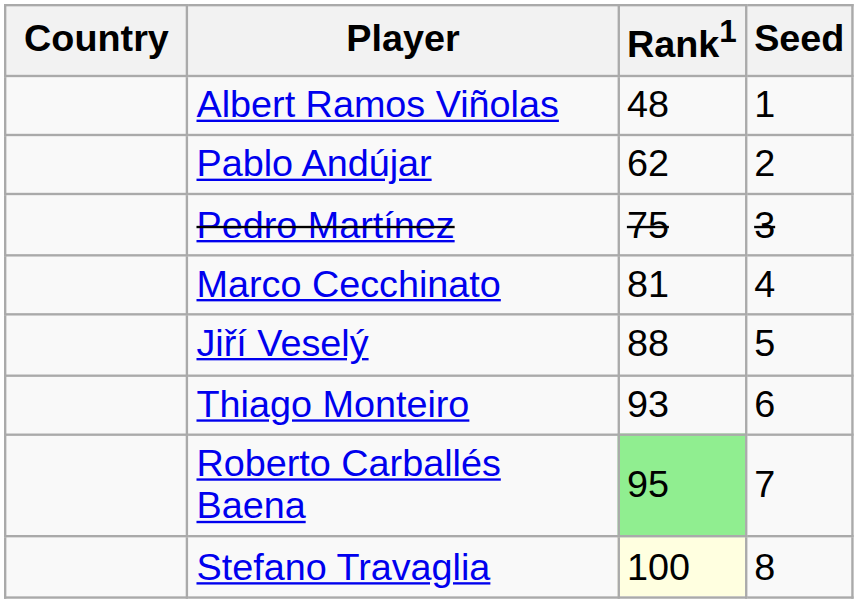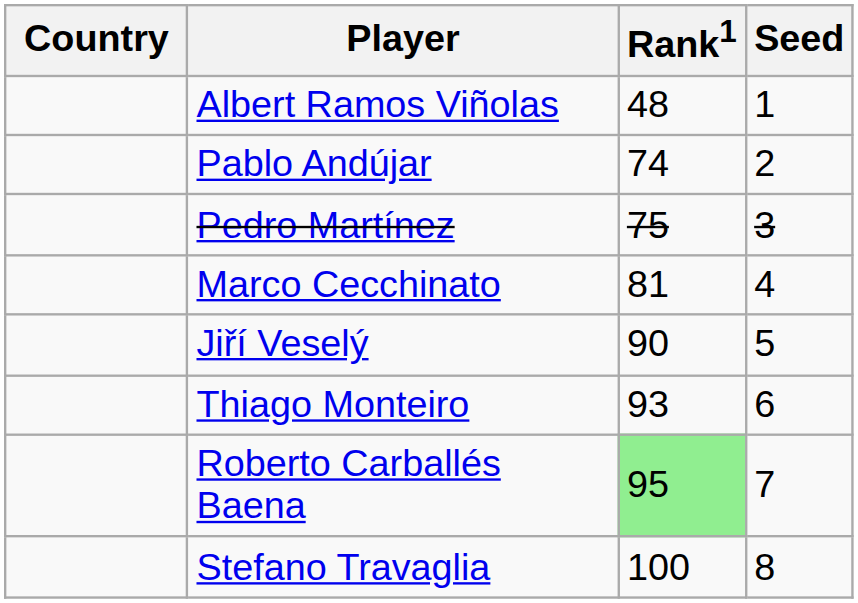(648, 164) 62 -> (648, 164) 74
(648, 344) 88 -> (648, 344) 90
(658, 566) lightyellow background -> (658, 566) no background
